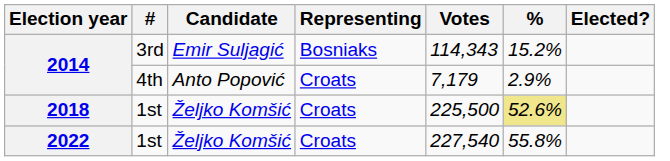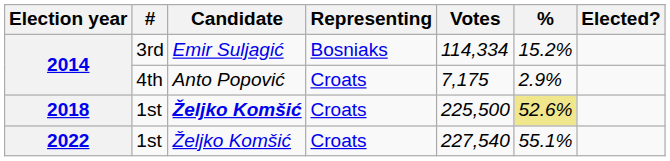(464, 49) 114,343 -> (475, 49) 114,334
(454, 79) 7,179 -> (465, 79) 7,175
(232, 110) normal -> (237, 110) bold
(535, 140) 55.8% -> (546, 140) 55.1%
